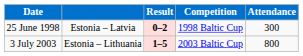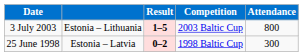rows swapped: (33, 28) <-> (33, 43)
